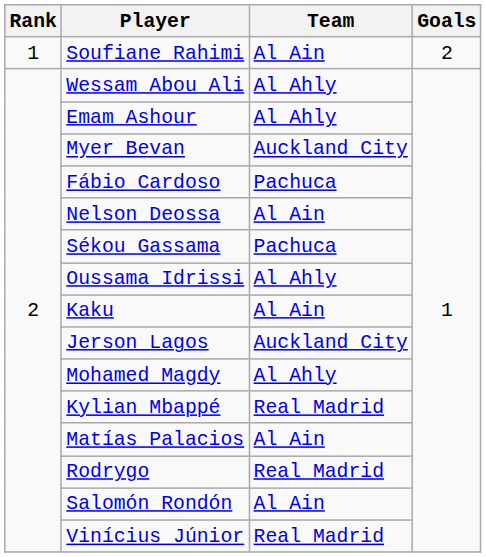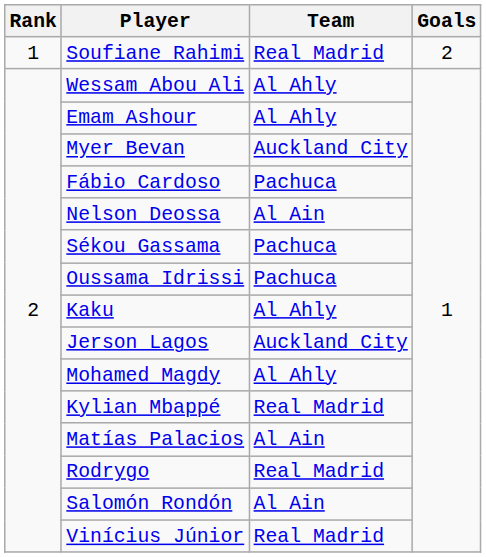(289, 53) Al Ain -> (319, 53) Real Madrid
(295, 279) Al Ahly -> (295, 279) Pachuca
(289, 311) Al Ain -> (295, 311) Al Ahly
